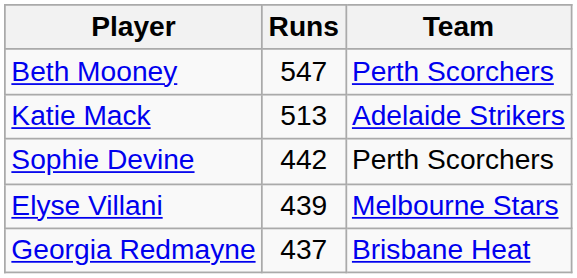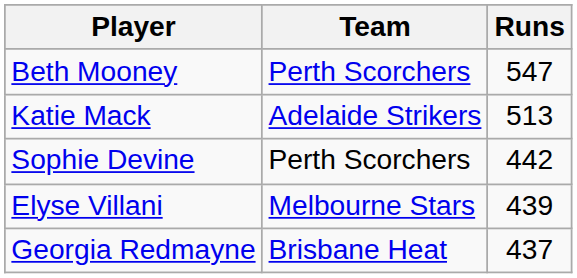columns swapped: (458, 26) <-> (304, 26)
